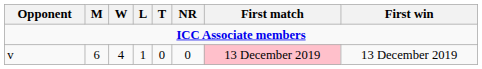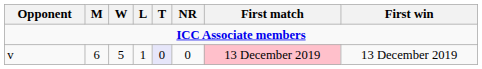(121, 54) 4 -> (121, 54) 5
(162, 54) no background -> (162, 54) lavender background
